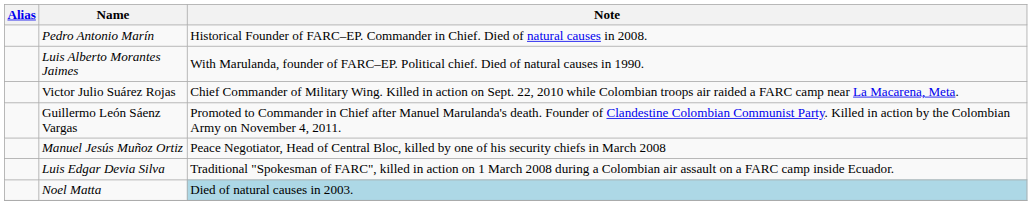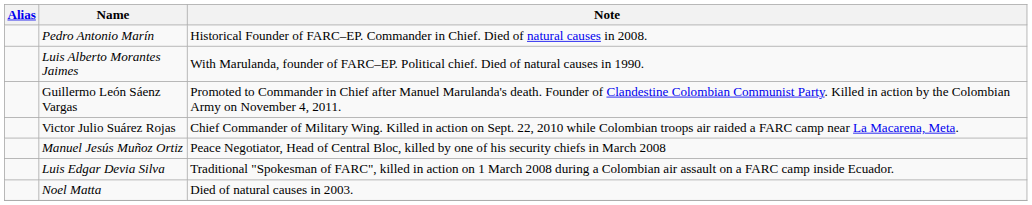rows swapped: (101, 120) <-> (109, 92)
(272, 190) lightblue background -> (272, 190) no background
